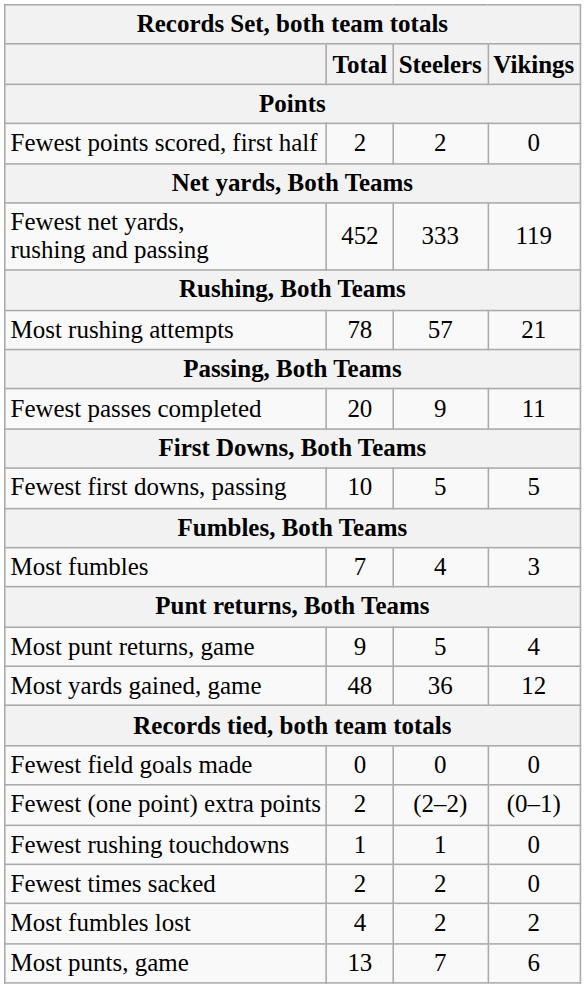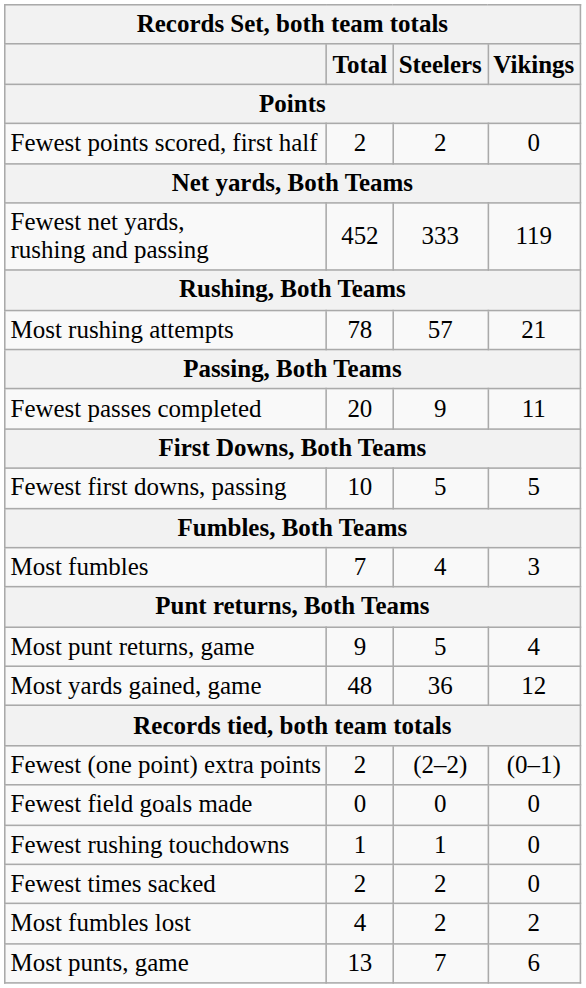rows swapped: (166, 804) <-> (131, 764)
